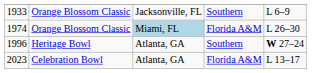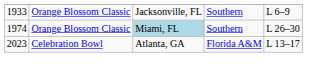(234, 28) Florida A&M -> (225, 28) Southern
- row: (17, 44)
